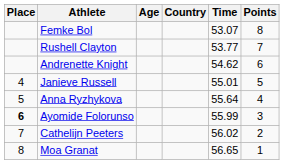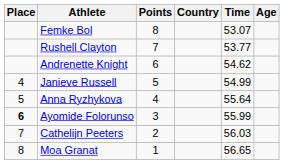columns swapped: (149, 13) <-> (260, 13)
(225, 82) 55.01 -> (237, 82) 54.99
(225, 133) 56.02 -> (237, 133) 56.03
